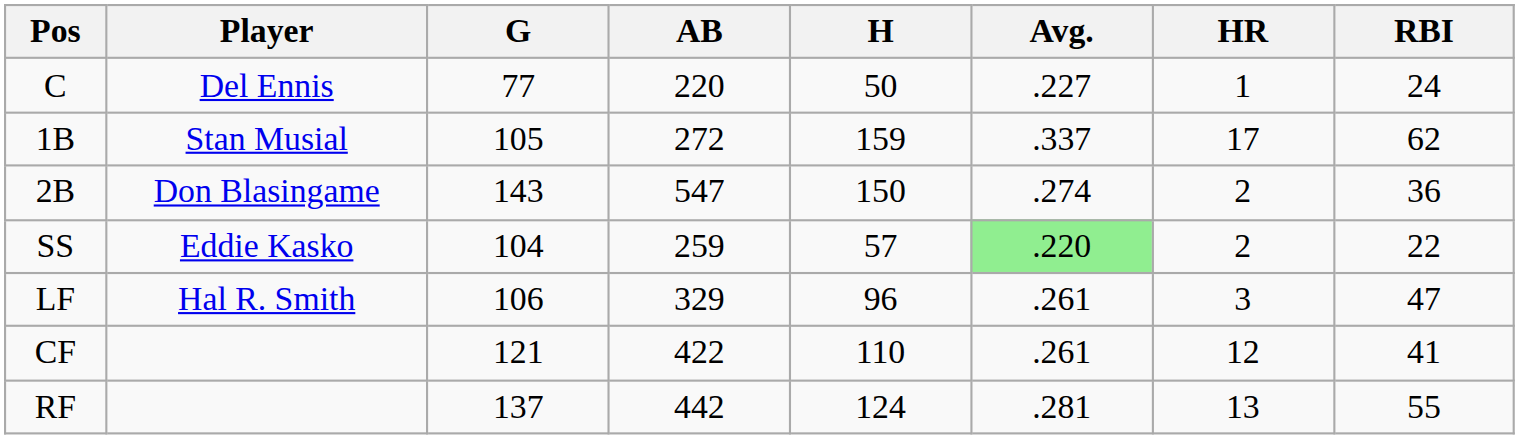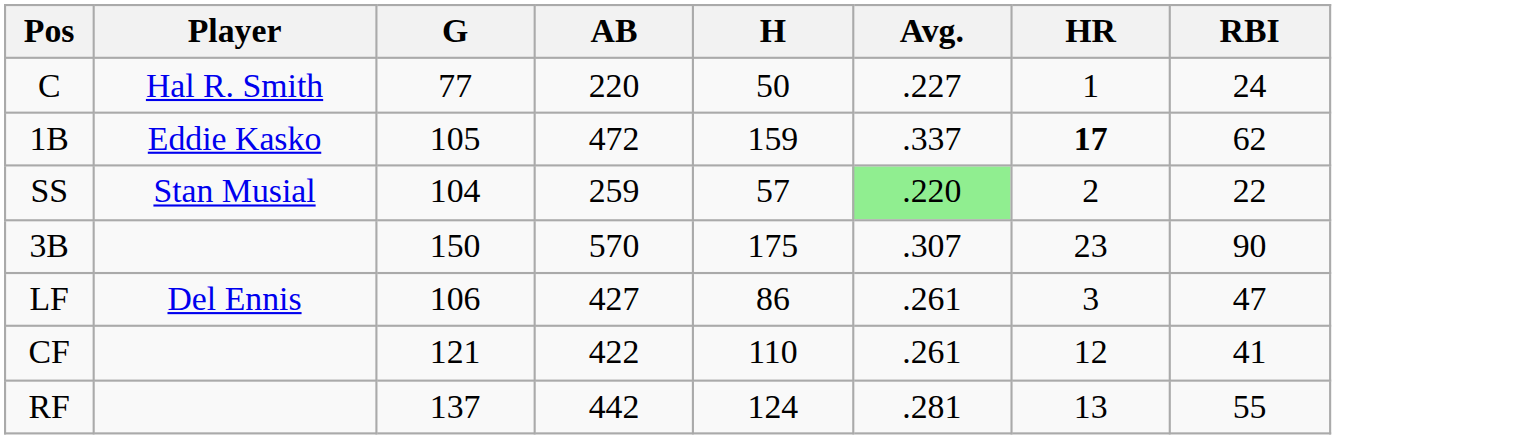(267, 84) Del Ennis -> (235, 84) Hal R. Smith
(267, 138) Stan Musial -> (235, 138) Eddie Kasko
(699, 138) 272 -> (614, 138) 472
(1243, 138) normal -> (1091, 138) bold
- row: (55, 191)
(267, 245) Eddie Kasko -> (235, 191) Stan Musial
+ row: (49, 245)
(267, 298) Hal R. Smith -> (235, 298) Del Ennis
(699, 298) 329 -> (614, 298) 427
(881, 298) 96 -> (773, 298) 86
